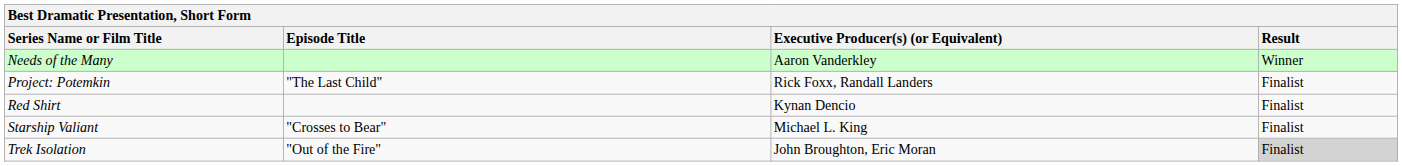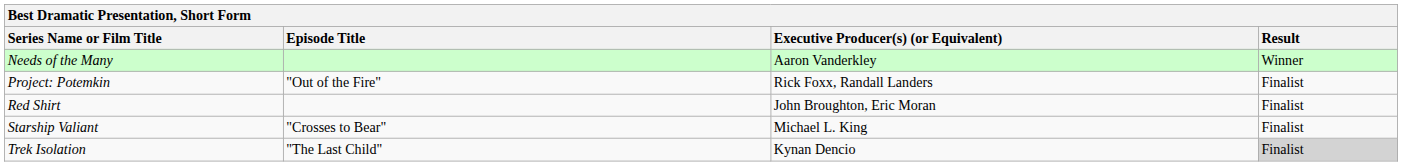(334, 82) "The Last Child" -> (334, 82) "Out of the Fire"
(815, 104) Kynan Dencio -> (855, 104) John Broughton, Eric Moran
(334, 149) "Out of the Fire" -> (334, 149) "The Last Child"
(855, 149) John Broughton, Eric Moran -> (815, 149) Kynan Dencio
